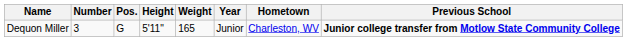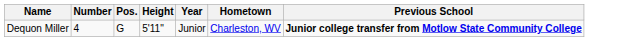- column: (195, 12)
(76, 28) 3 -> (76, 28) 4
